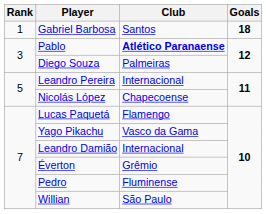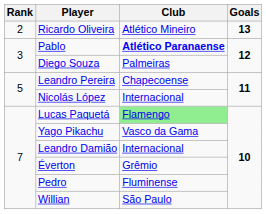- row: (77, 30)
+ row: (76, 30)
(153, 81) Internacional -> (155, 81) Chapecoense
(155, 98) Chapecoense -> (153, 98) Internacional
(146, 115) no background -> (146, 115) lightgreen background
